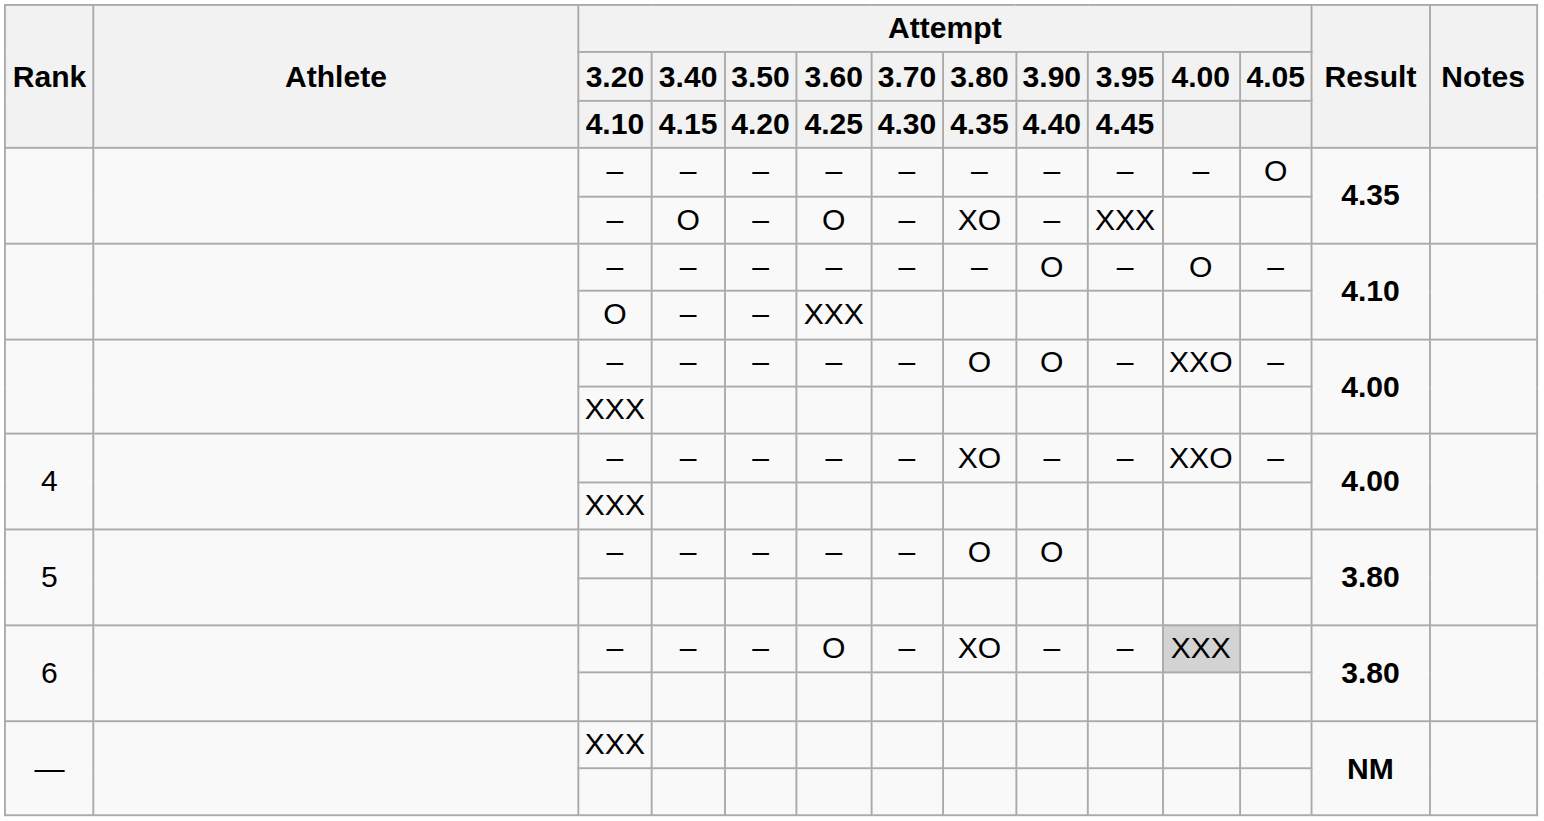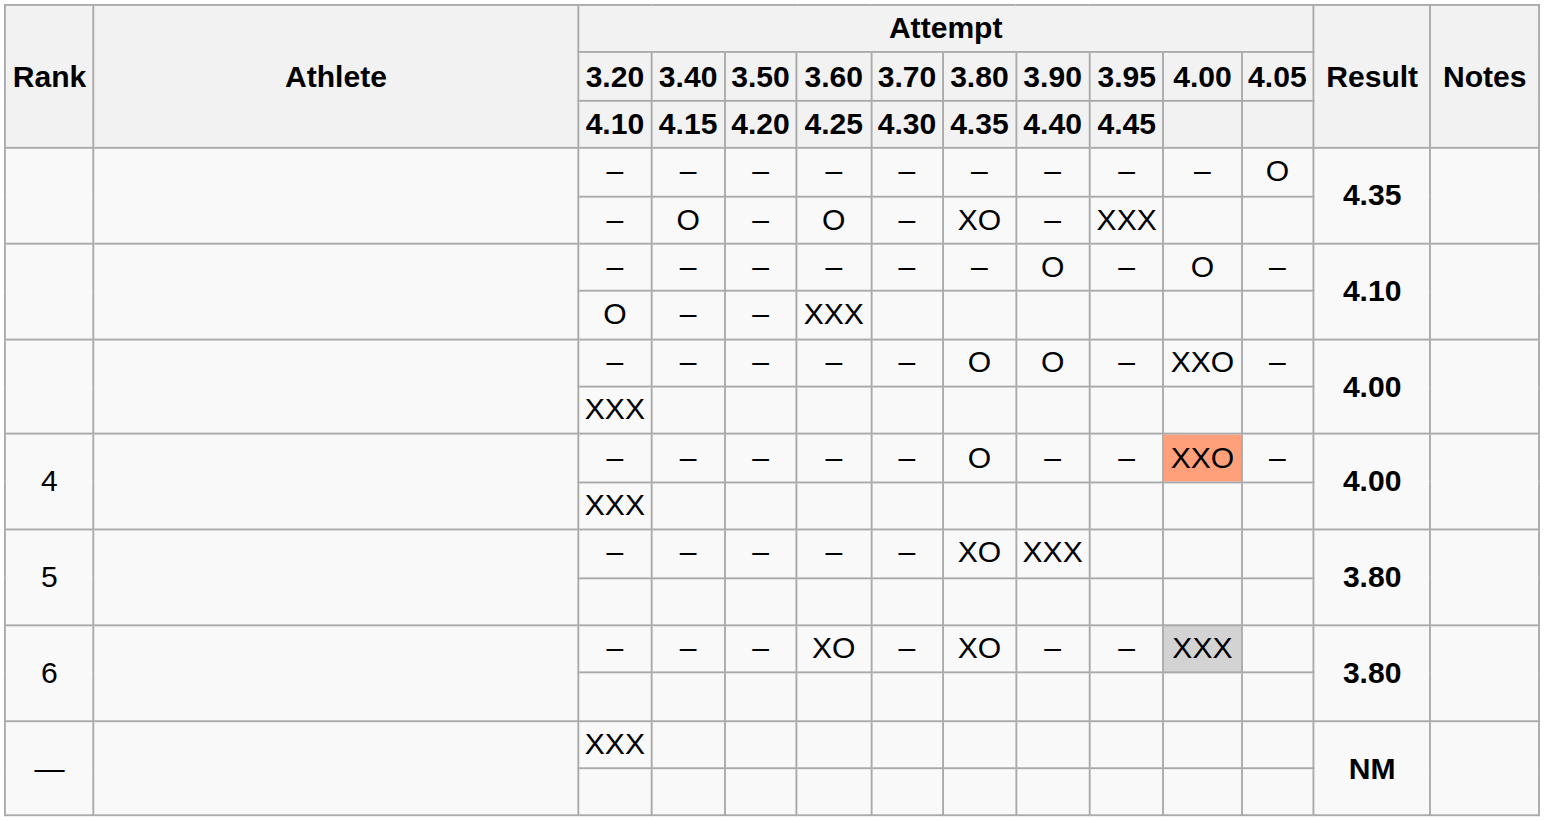(979, 457) XO -> (979, 457) O
(1201, 457) no background -> (1202, 457) lightsalmon background
(979, 553) O -> (979, 553) XO
(1052, 553) O -> (1053, 553) XXX
(834, 648) O -> (834, 648) XO
